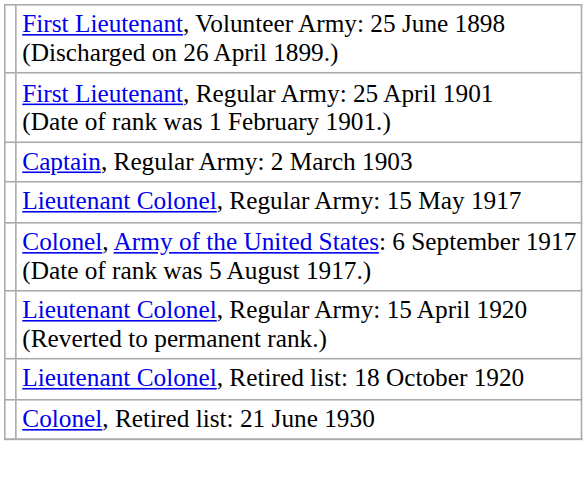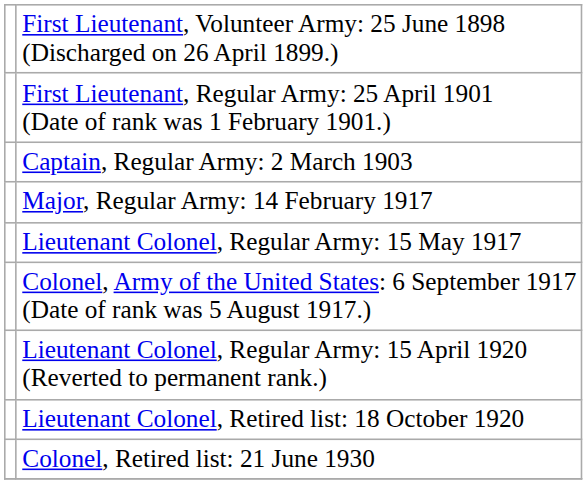+ row: (227, 201)
